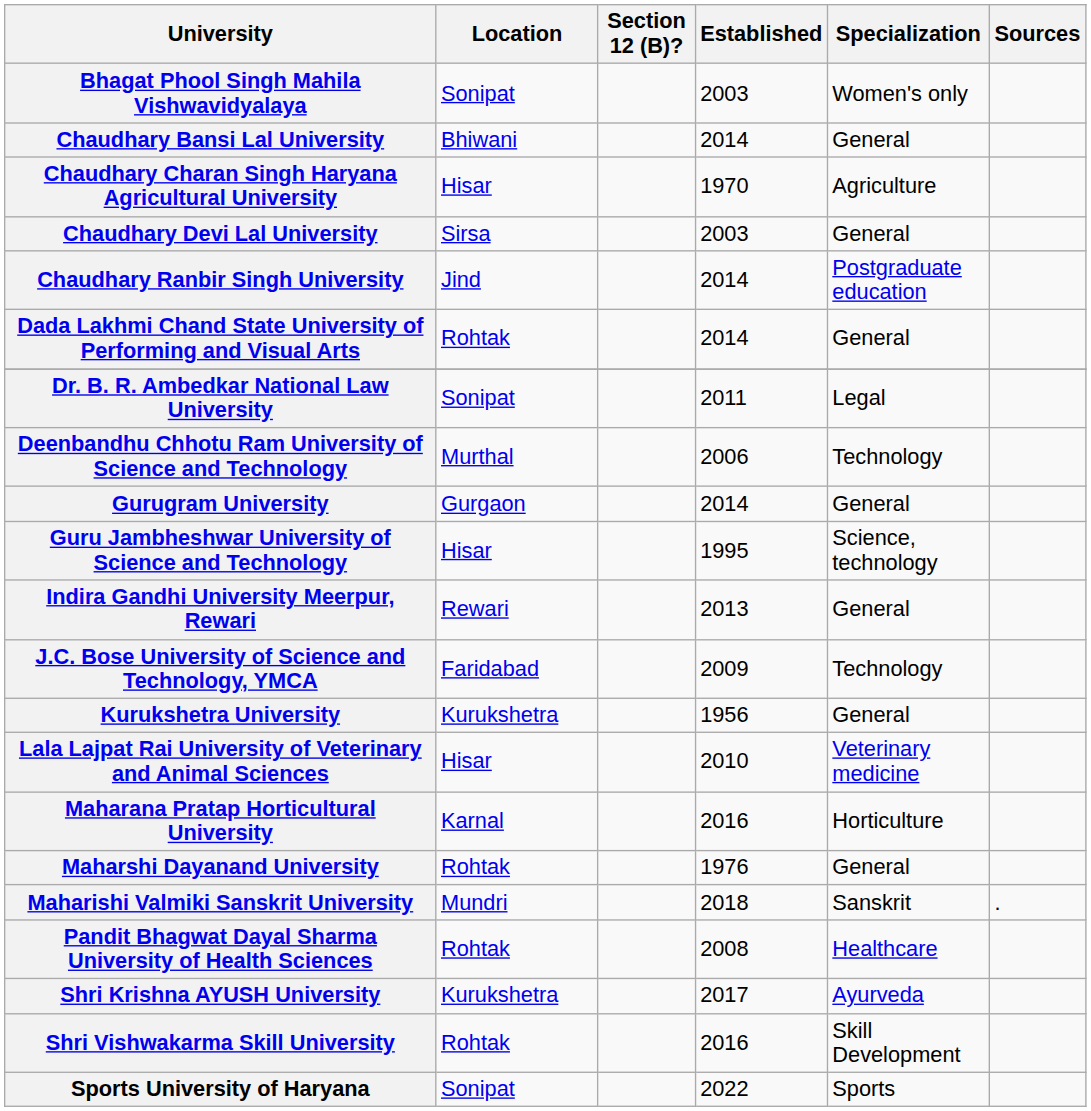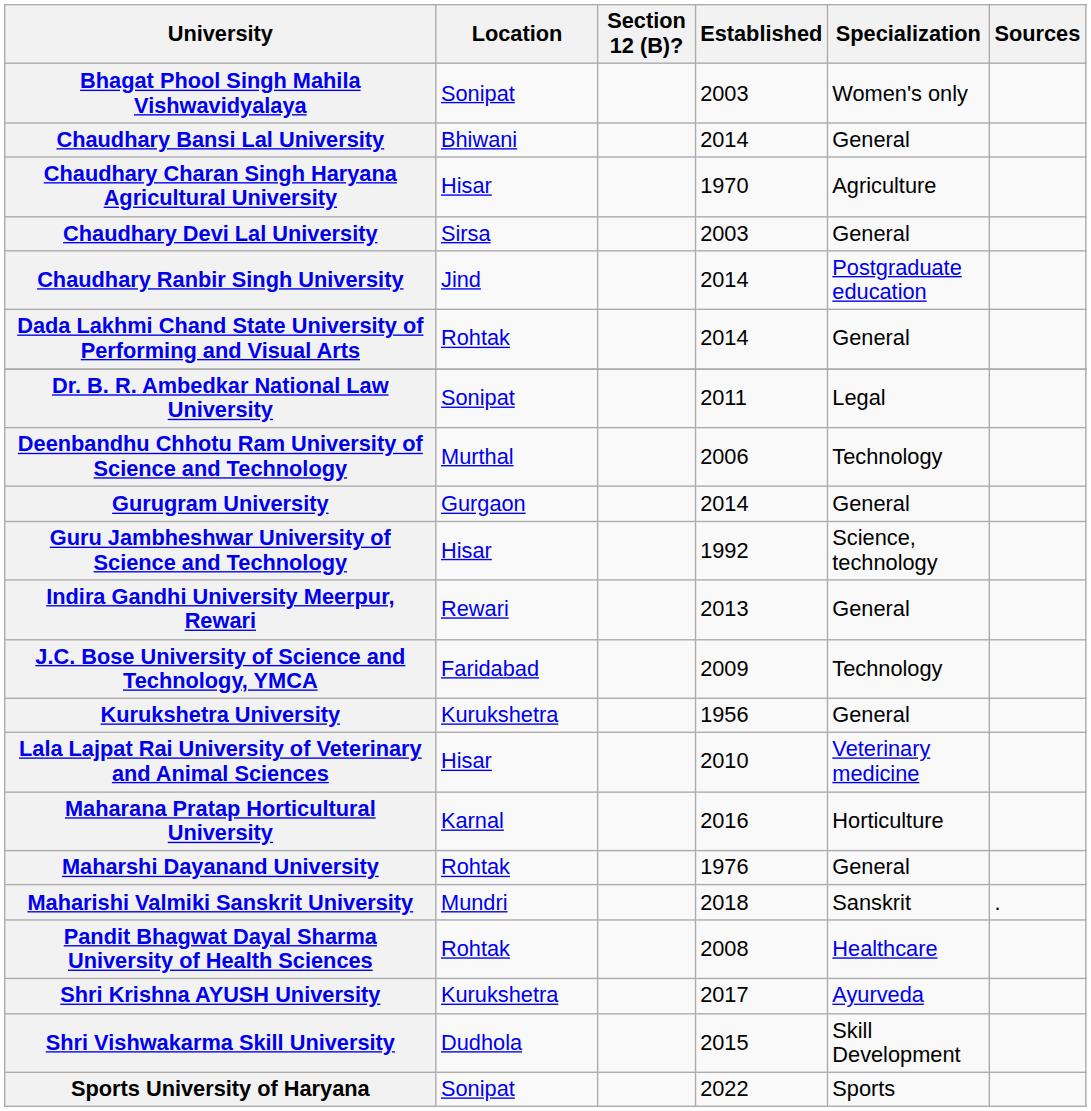(724, 550) 1995 -> (724, 550) 1992
(475, 1042) Rohtak -> (482, 1042) Dudhola
(724, 1042) 2016 -> (724, 1042) 2015
